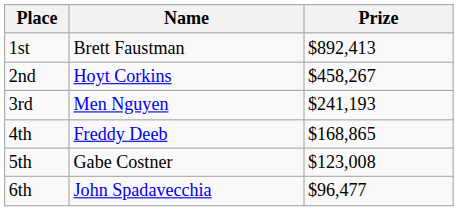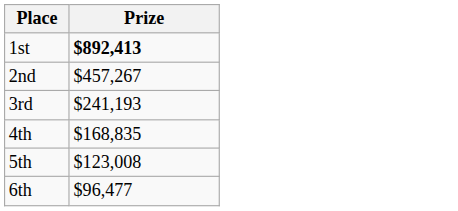- column: (187, 18)
(342, 47) normal -> (107, 47) bold
(342, 76) $458,267 -> (107, 76) $457,267
(342, 133) $168,865 -> (107, 133) $168,835
